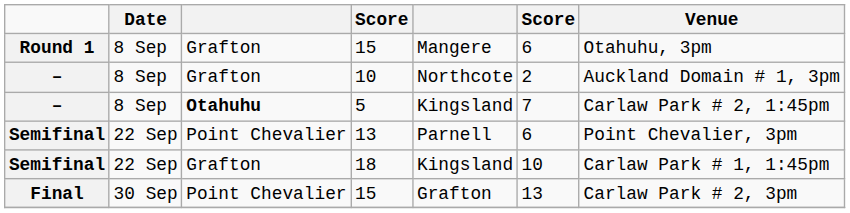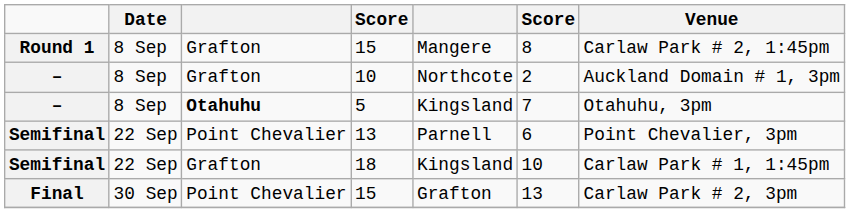(527, 48) 6 -> (527, 48) 8
(648, 48) Otahuhu, 3pm -> (706, 48) Carlaw Park # 2, 1:45pm
(706, 106) Carlaw Park # 2, 1:45pm -> (648, 106) Otahuhu, 3pm
